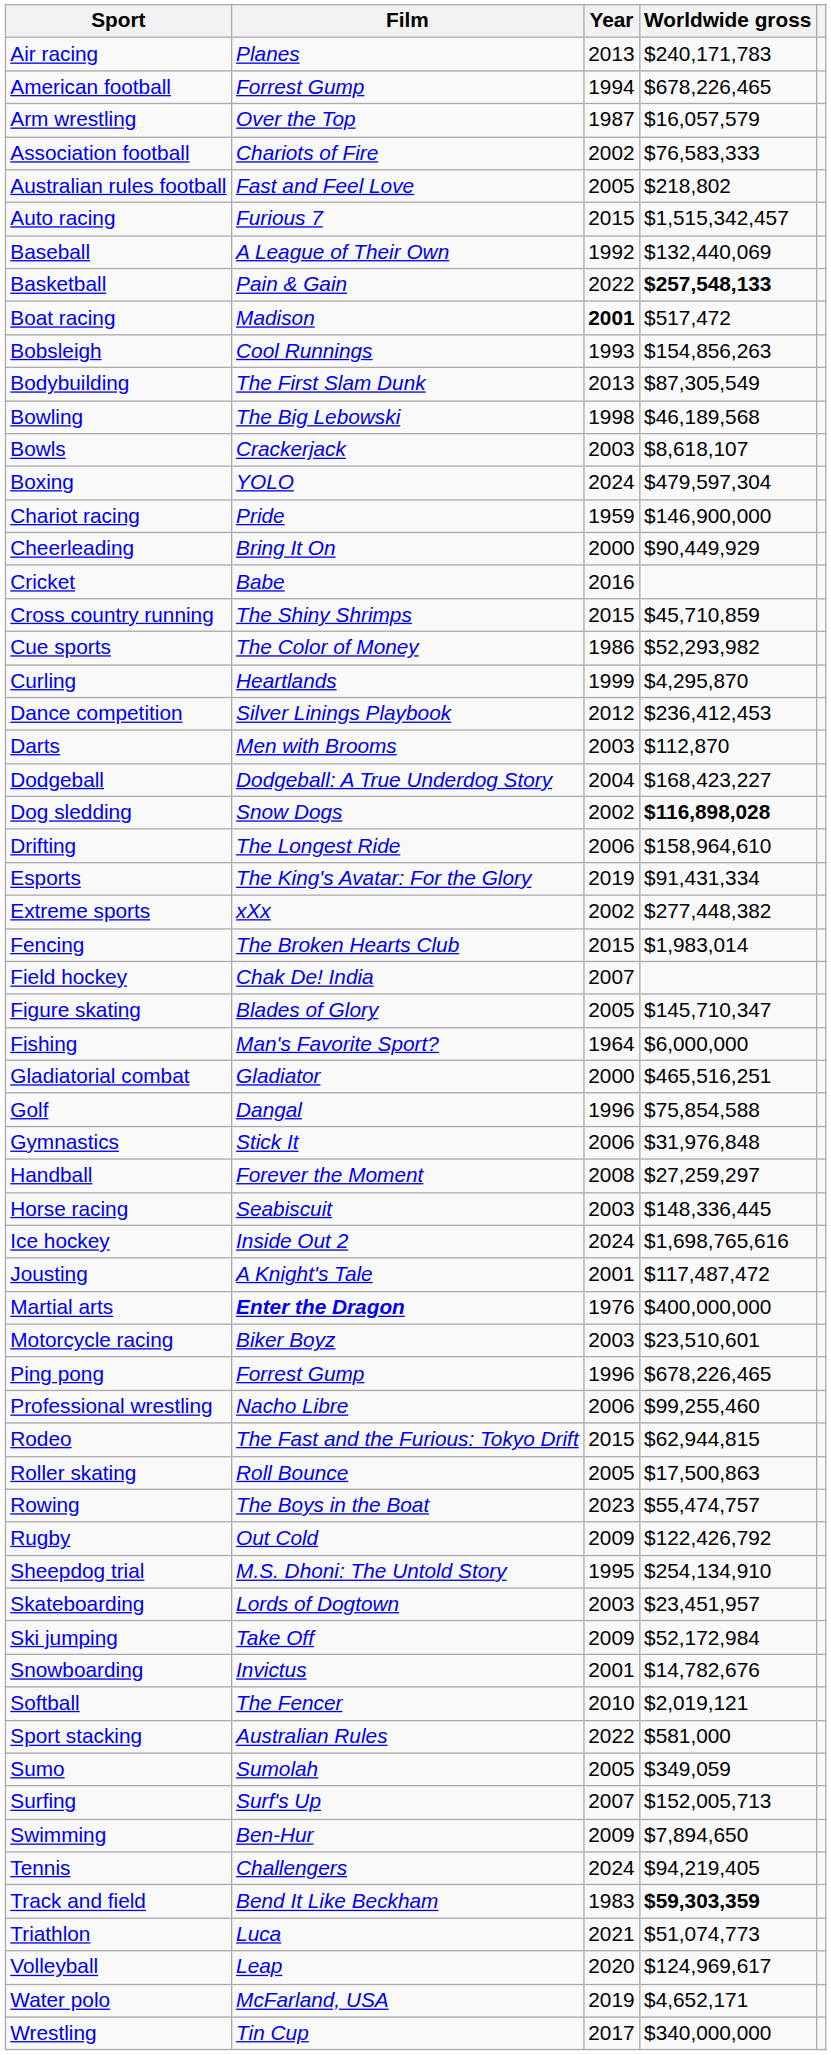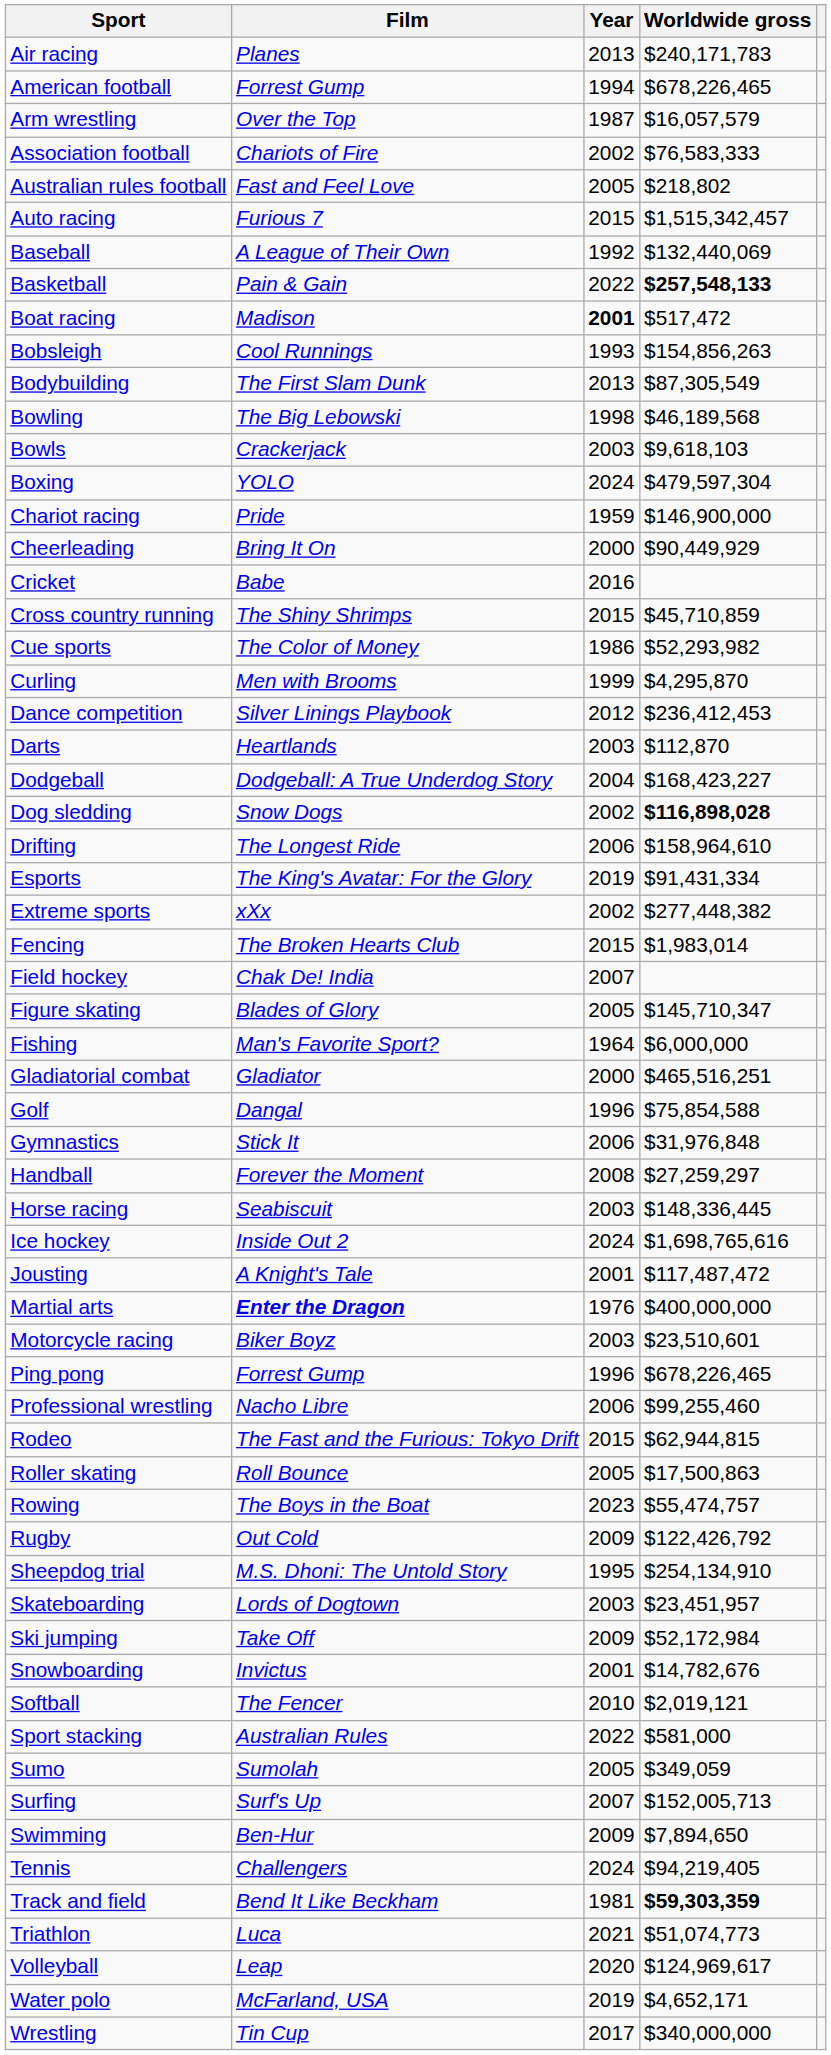(696, 449) $8,618,107 -> (696, 449) $9,618,103
(286, 680) Heartlands -> (316, 680) Men with Brooms
(316, 746) Men with Brooms -> (286, 746) Heartlands
(611, 1901) 1983 -> (611, 1901) 1981
